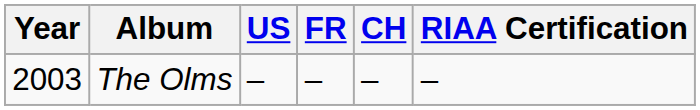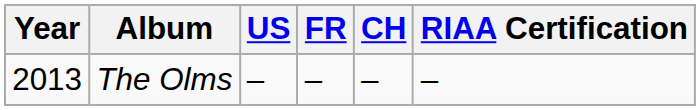(47, 79) 2003 -> (47, 79) 2013
